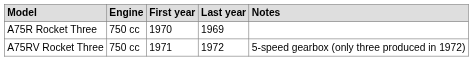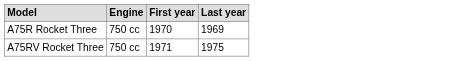- column: (266, 13)
(213, 47) 1972 -> (213, 47) 1975
